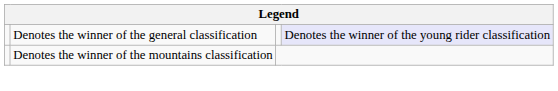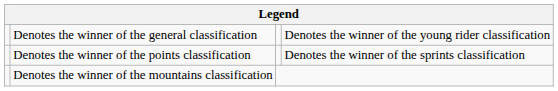(417, 34) lavender background -> (417, 34) no background
+ row: (132, 55)
